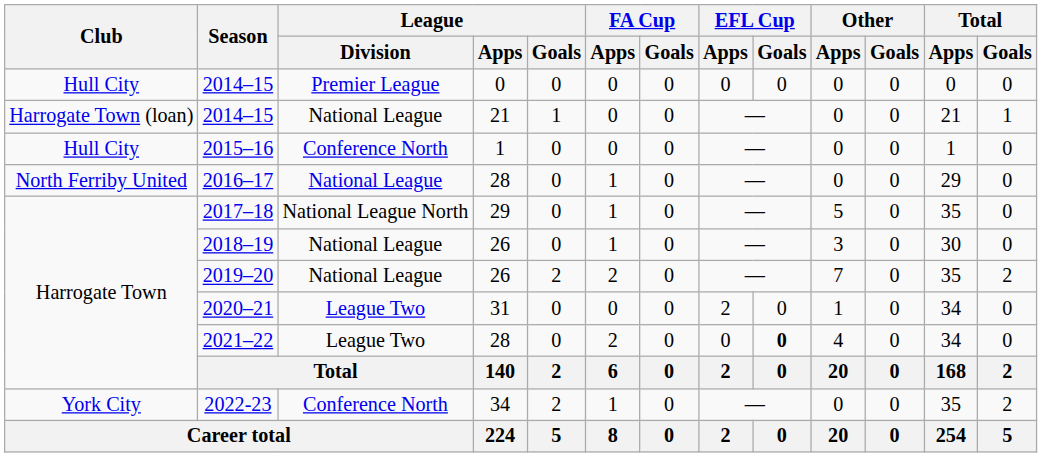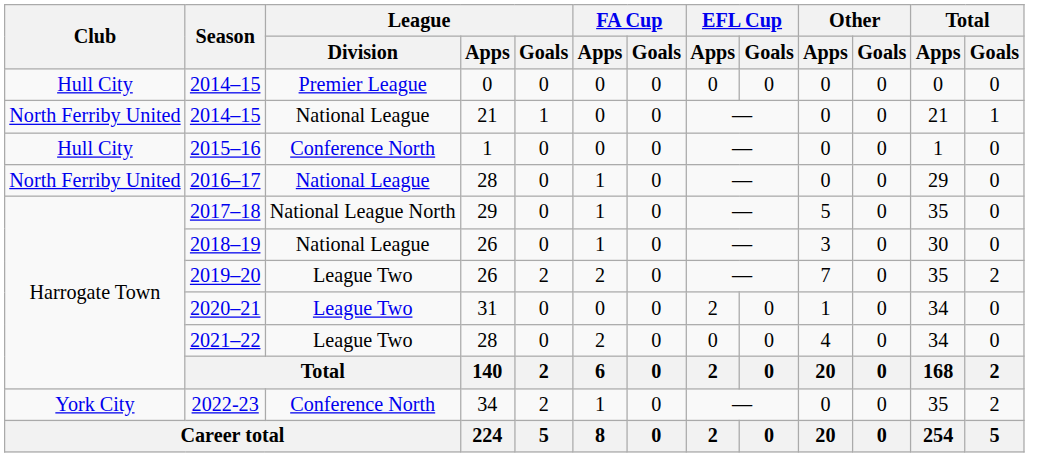(101, 116) Harrogate Town (loan) -> (95, 116) North Ferriby United
(375, 276) National League -> (363, 276) League Two
(782, 340) bold -> (769, 340) normal
